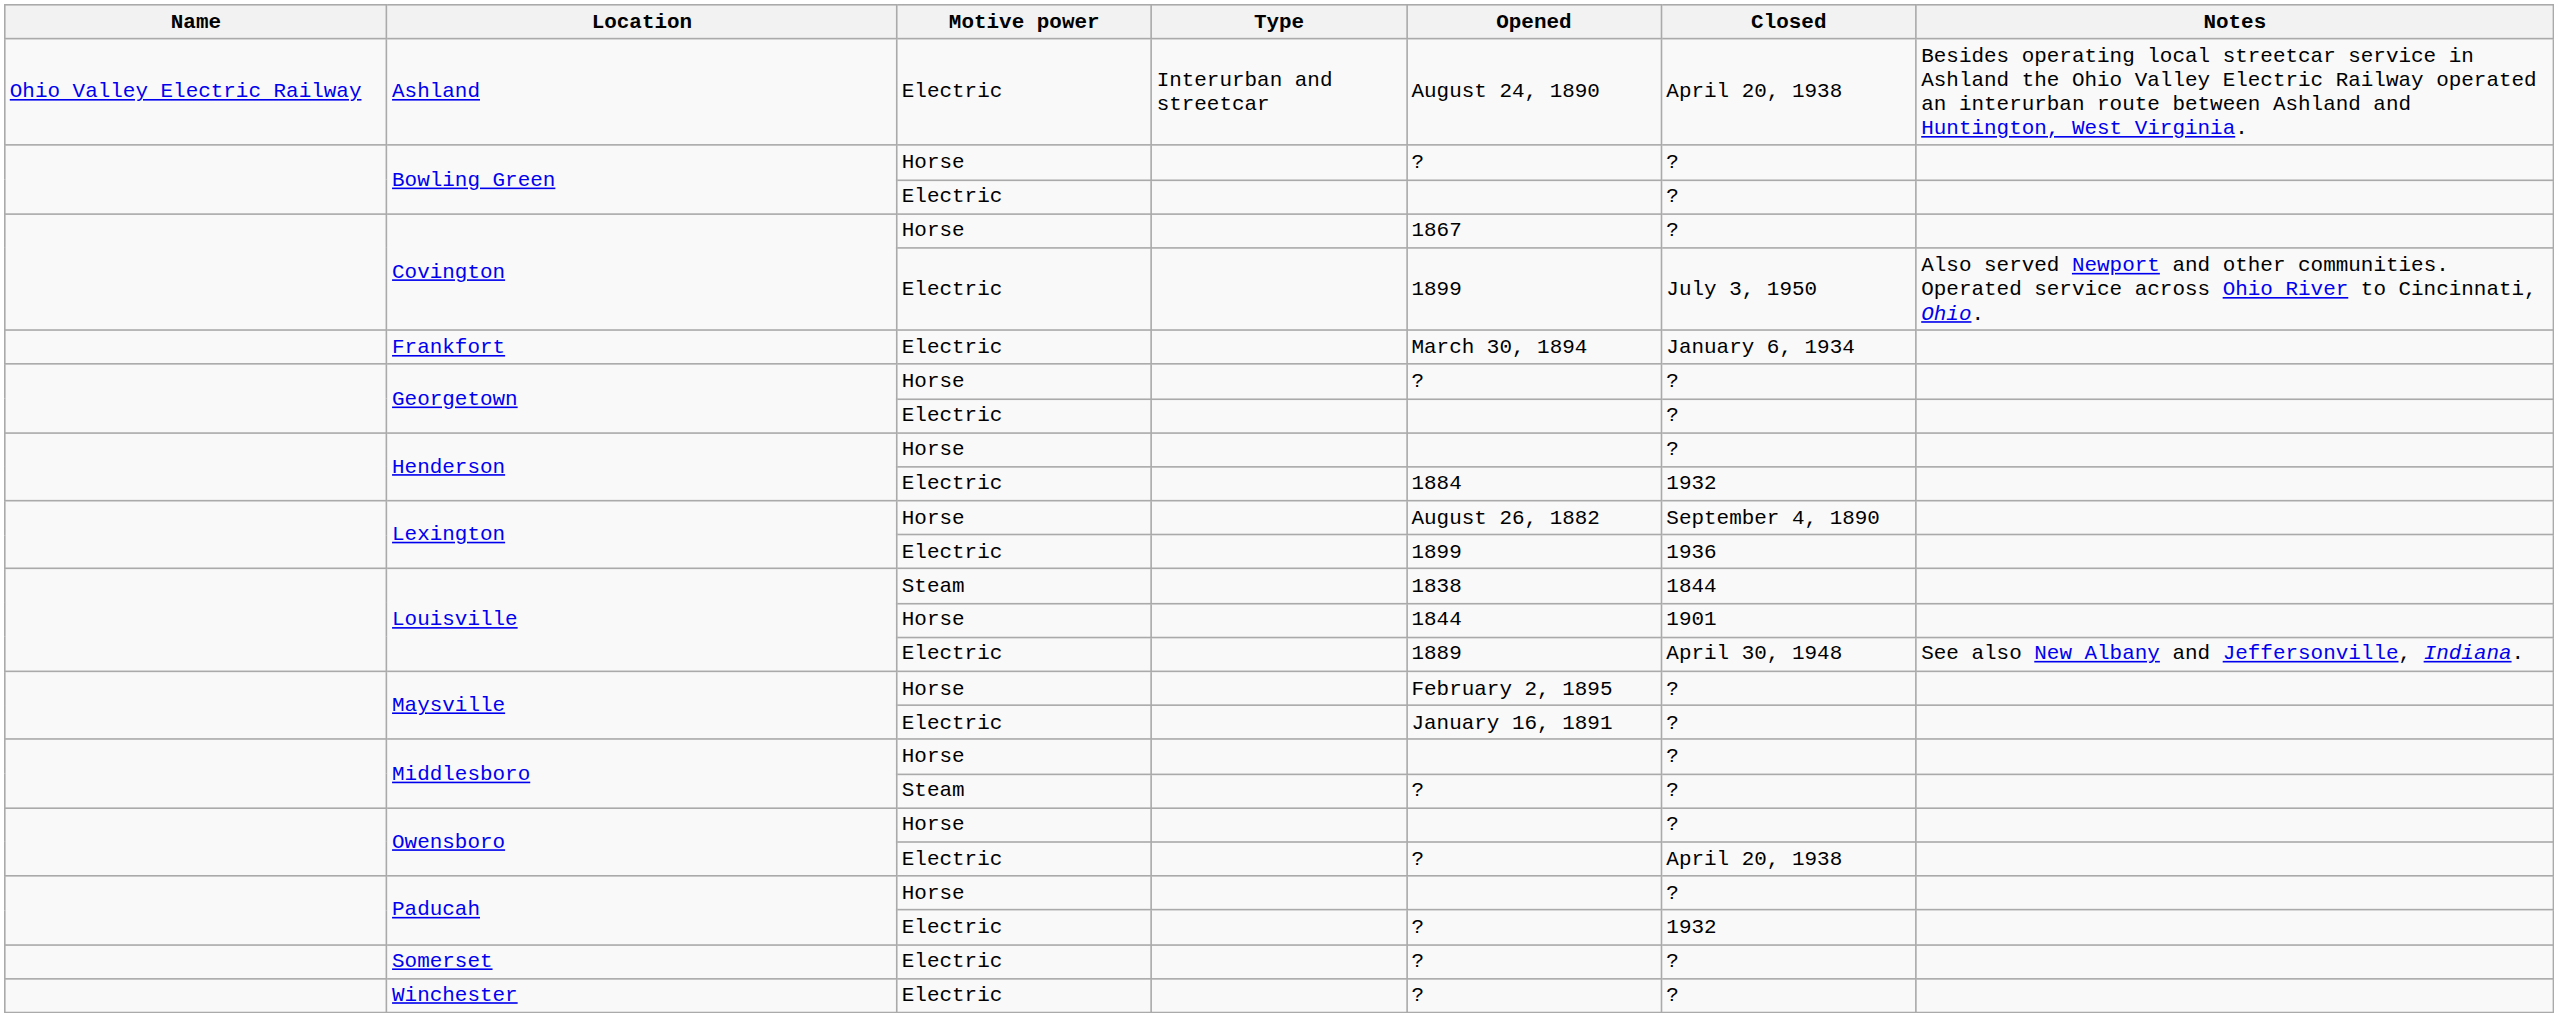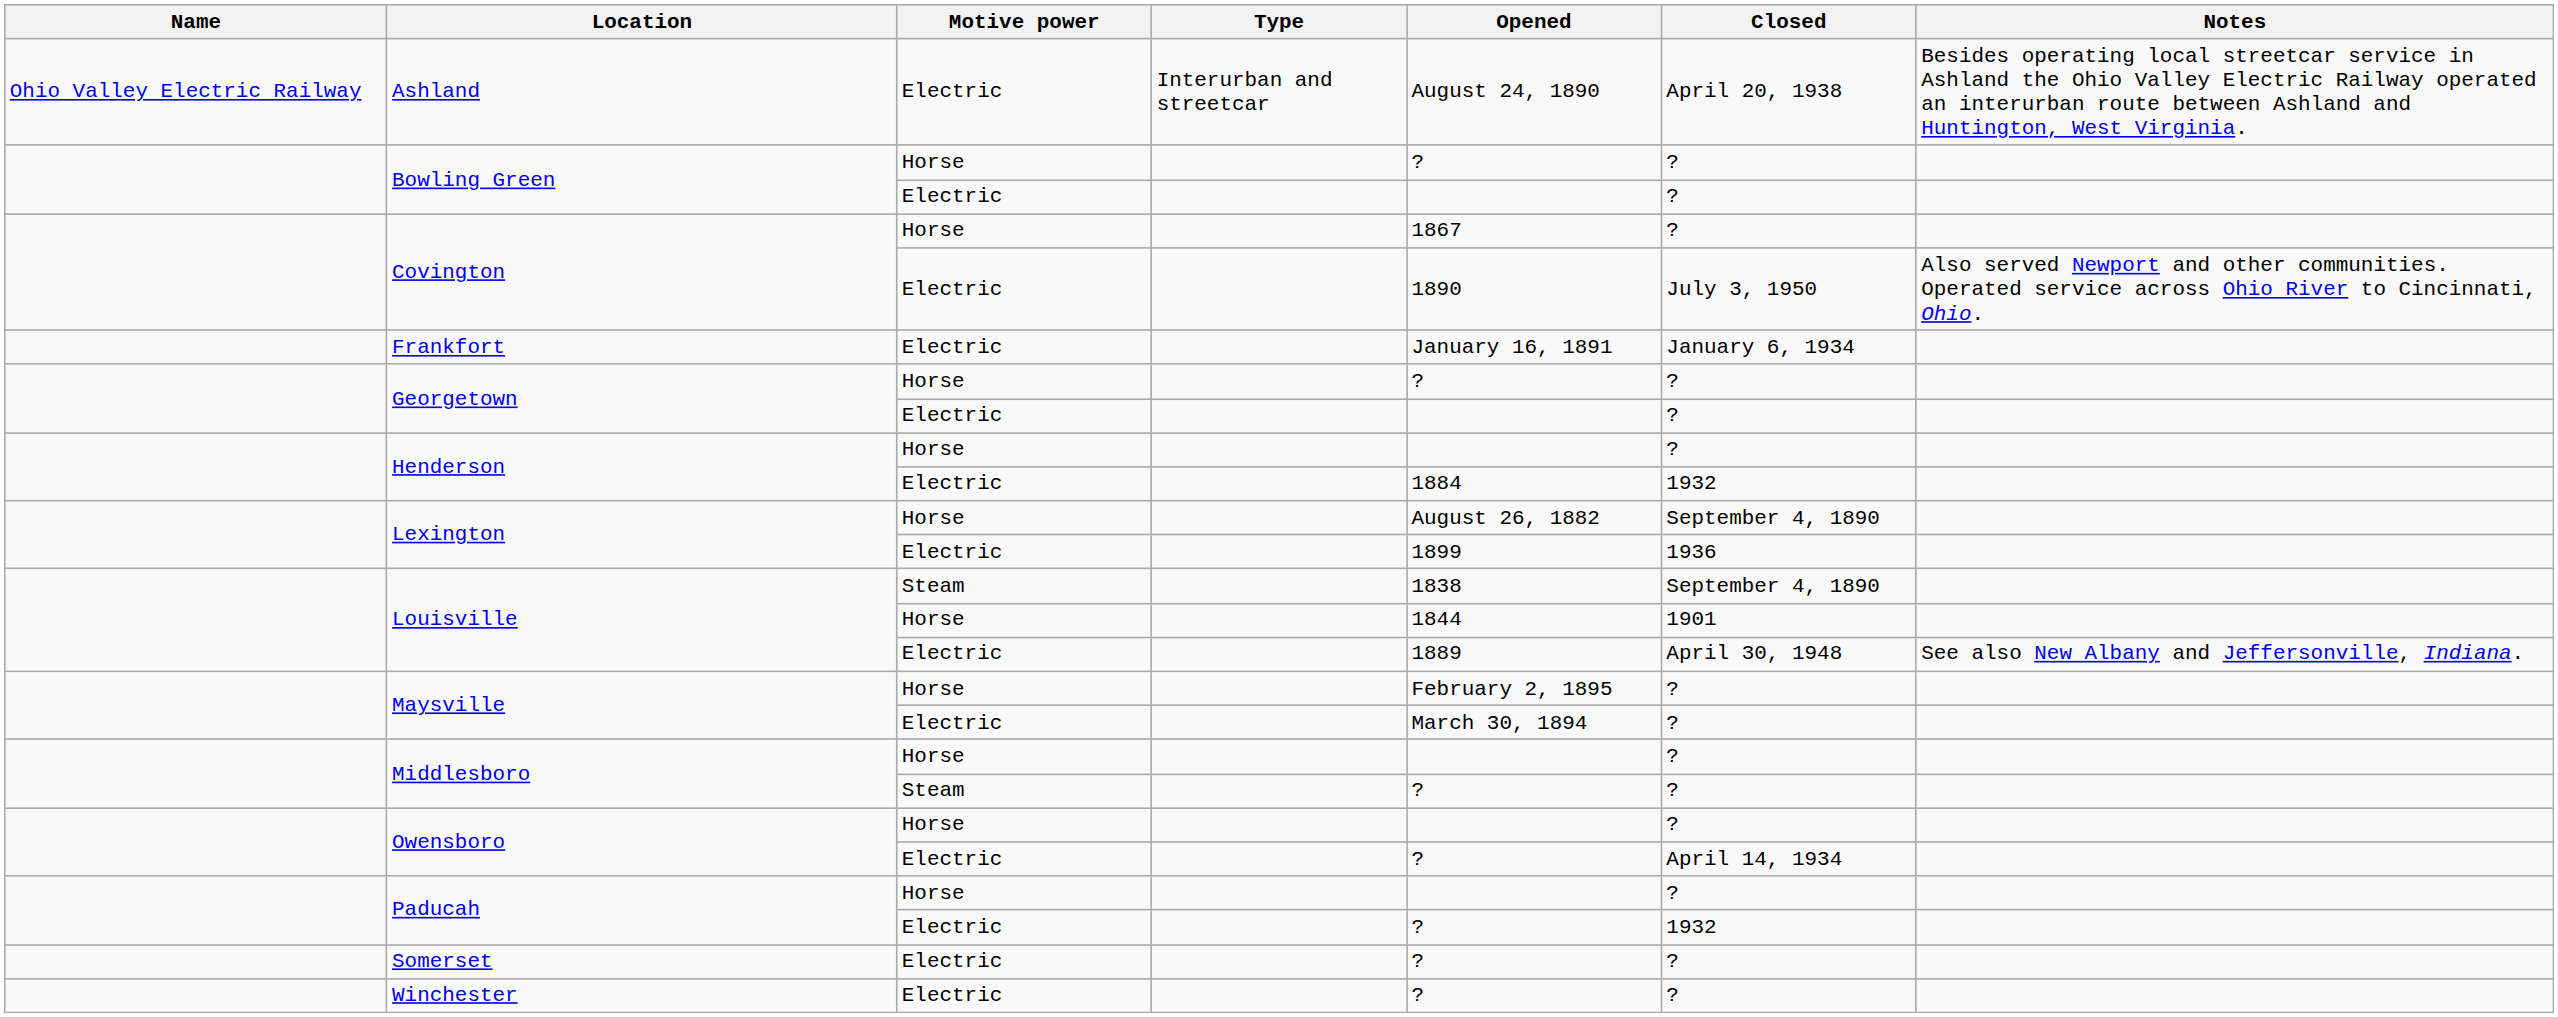(1437, 289) 1899 -> (1437, 289) 1890
(1499, 347) March 30, 1894 -> (1512, 347) January 16, 1891
(1691, 586) 1844 -> (1773, 586) September 4, 1890
(1512, 723) January 16, 1891 -> (1499, 723) March 30, 1894
(1754, 859) April 20, 1938 -> (1754, 859) April 14, 1934
